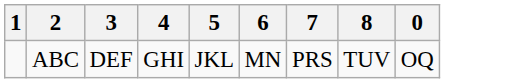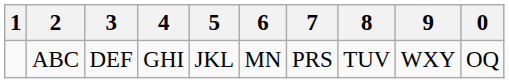+ column: (428, 22)
